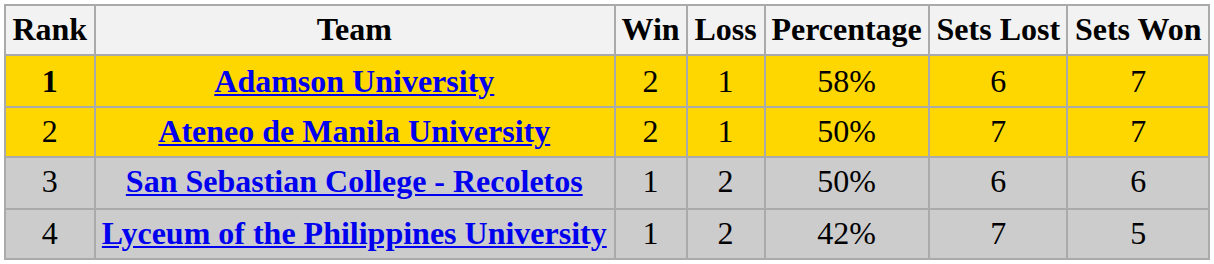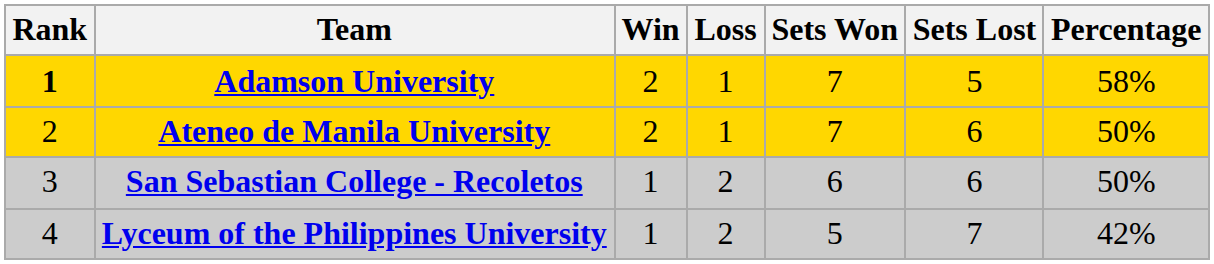columns swapped: (1138, 29) <-> (847, 29)
(998, 80) 6 -> (974, 80) 5
(998, 131) 7 -> (974, 131) 6
